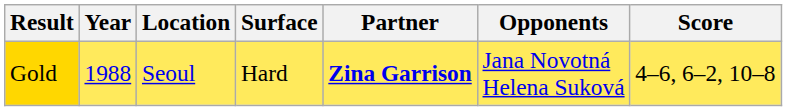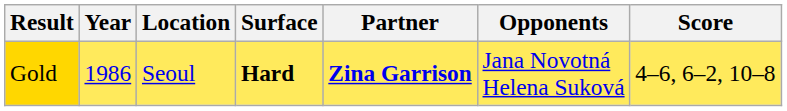(108, 73) 1988 -> (108, 73) 1986
(264, 73) normal -> (268, 73) bold
